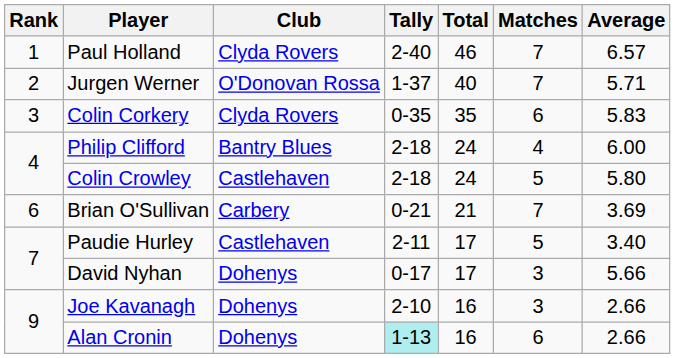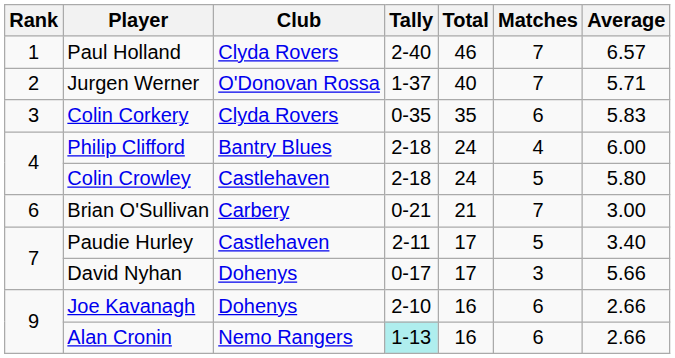(626, 210) 3.69 -> (626, 210) 3.00
(538, 305) 3 -> (538, 305) 6
(258, 337) Dohenys -> (285, 337) Nemo Rangers
